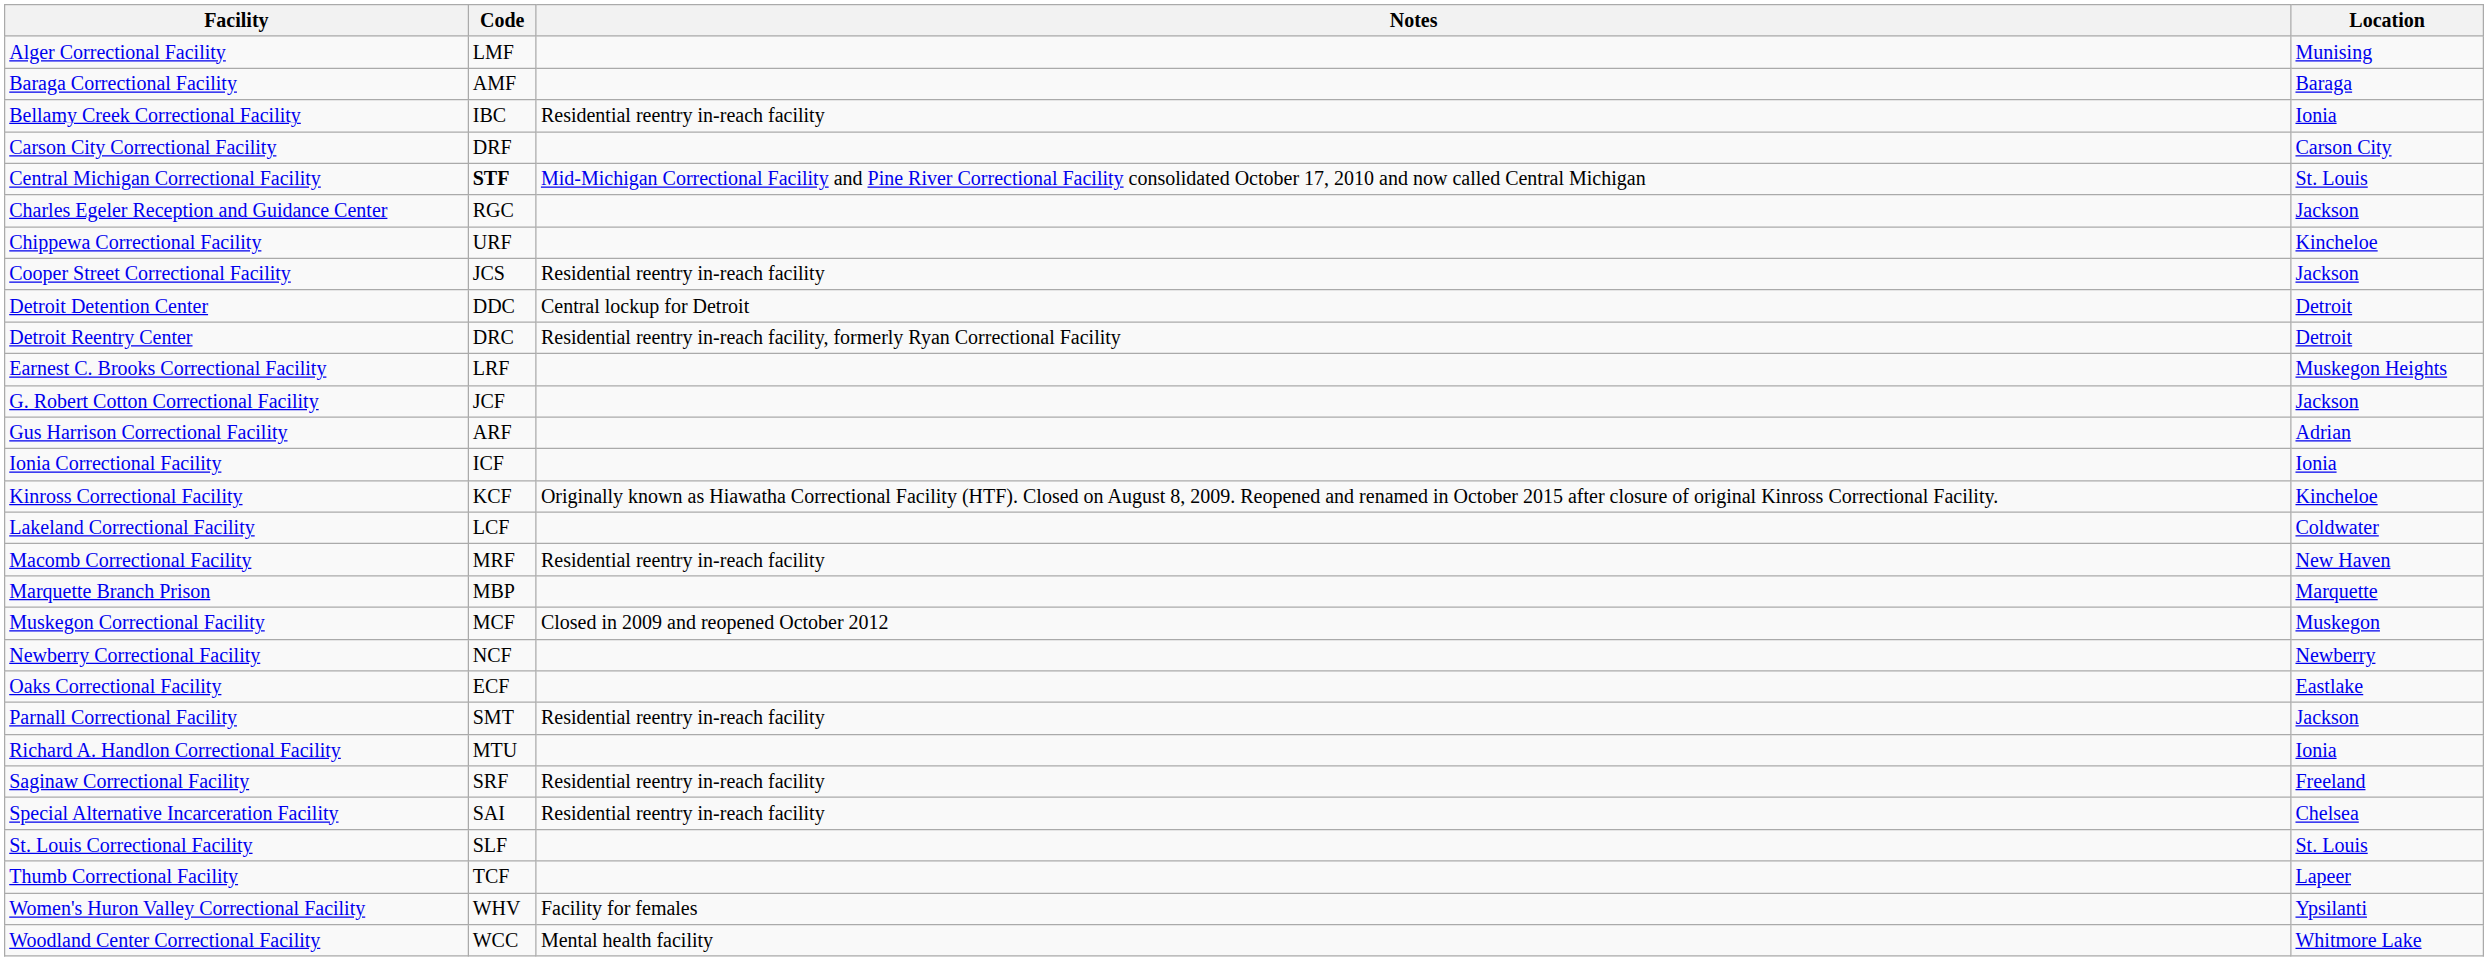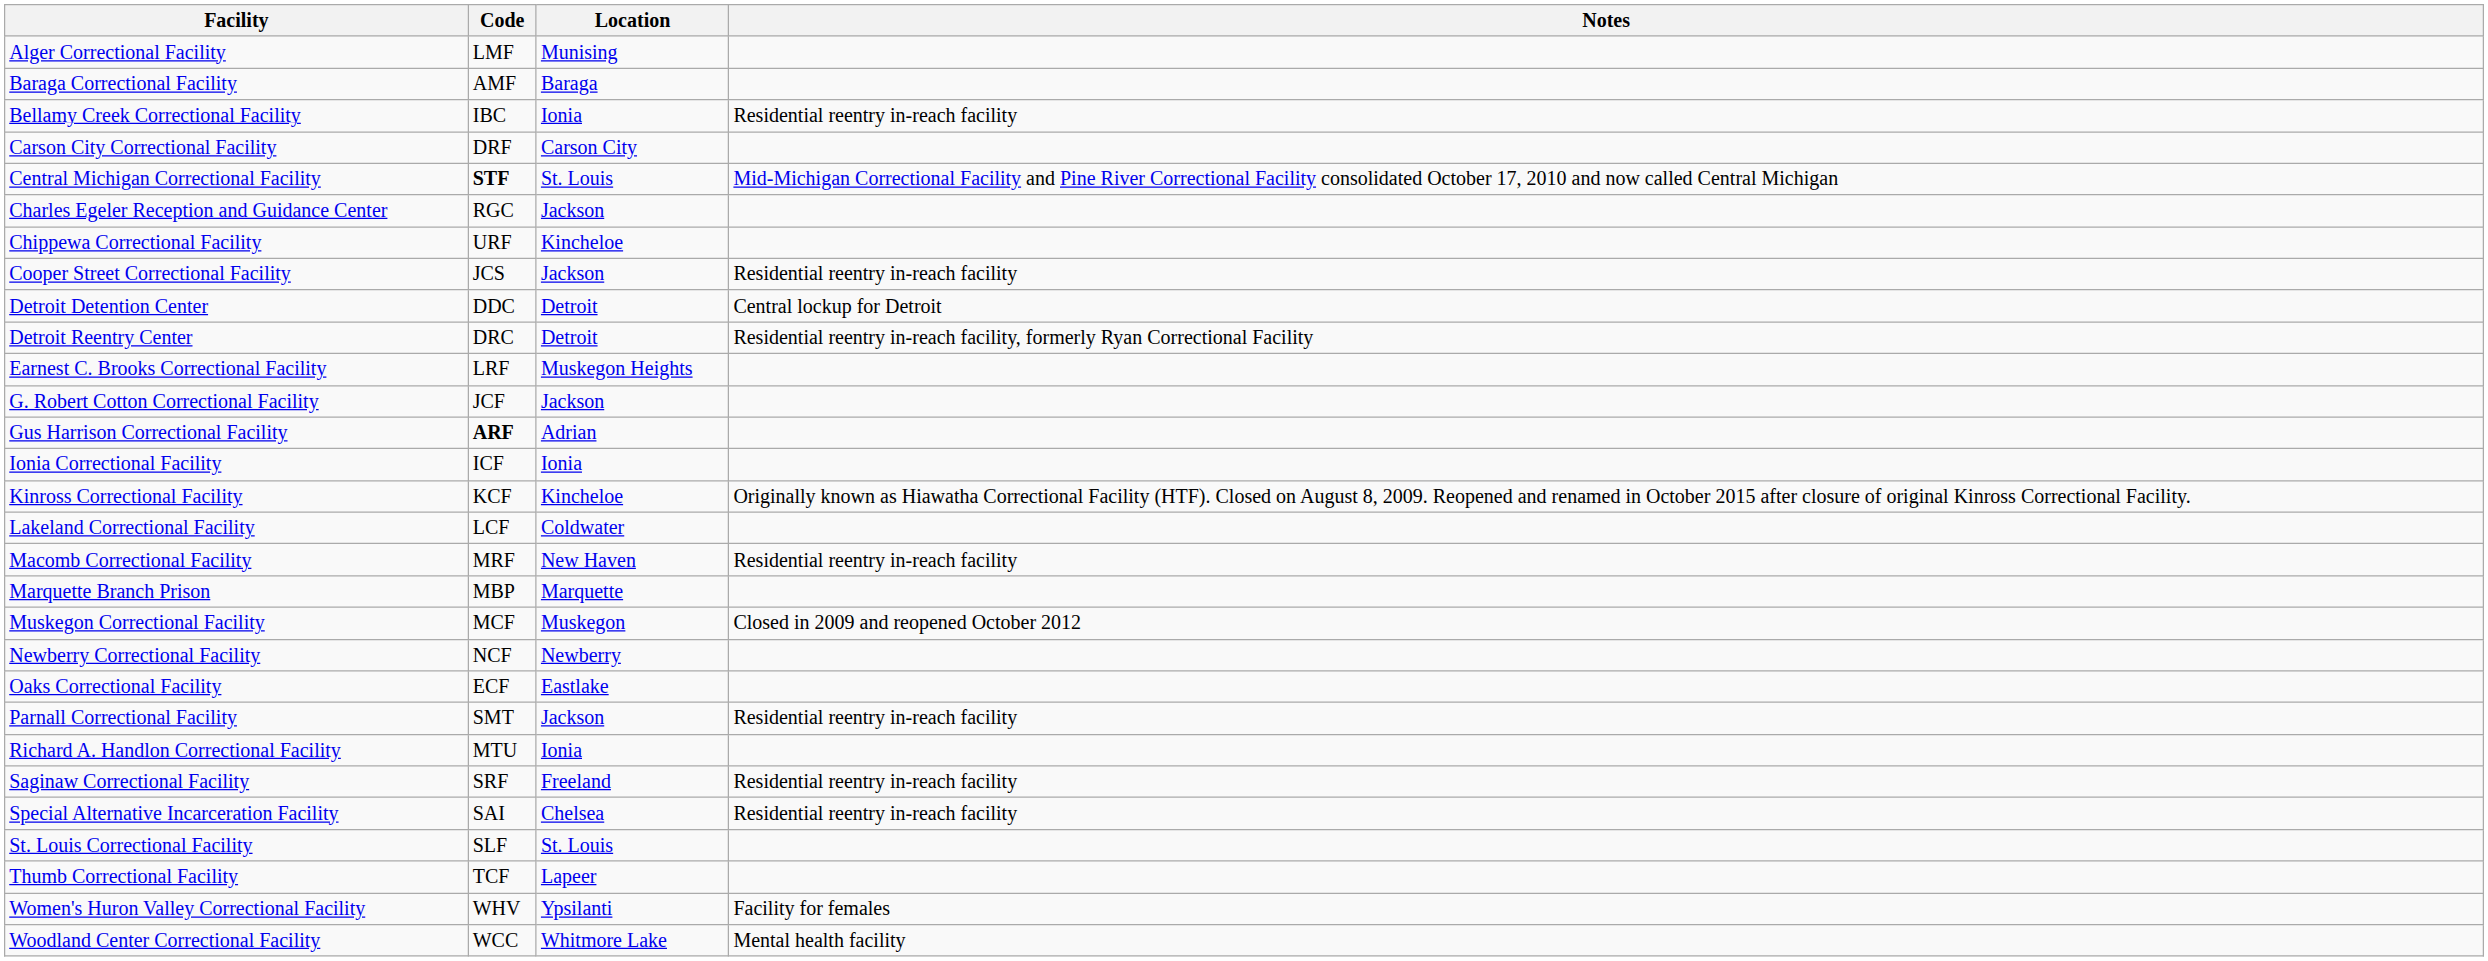columns swapped: (2387, 20) <-> (1414, 20)
(492, 432) normal -> (493, 432) bold
